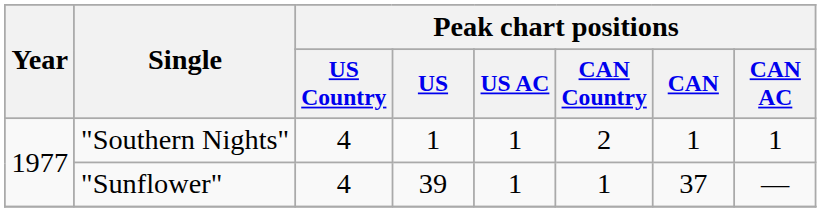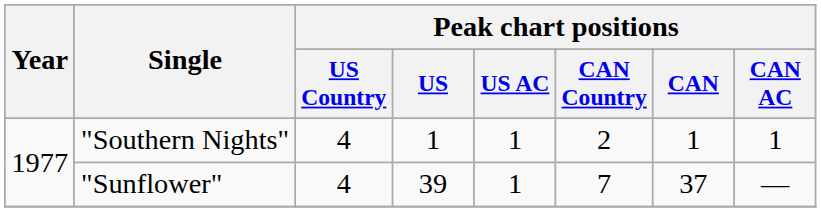(604, 184) 1 -> (604, 184) 7
